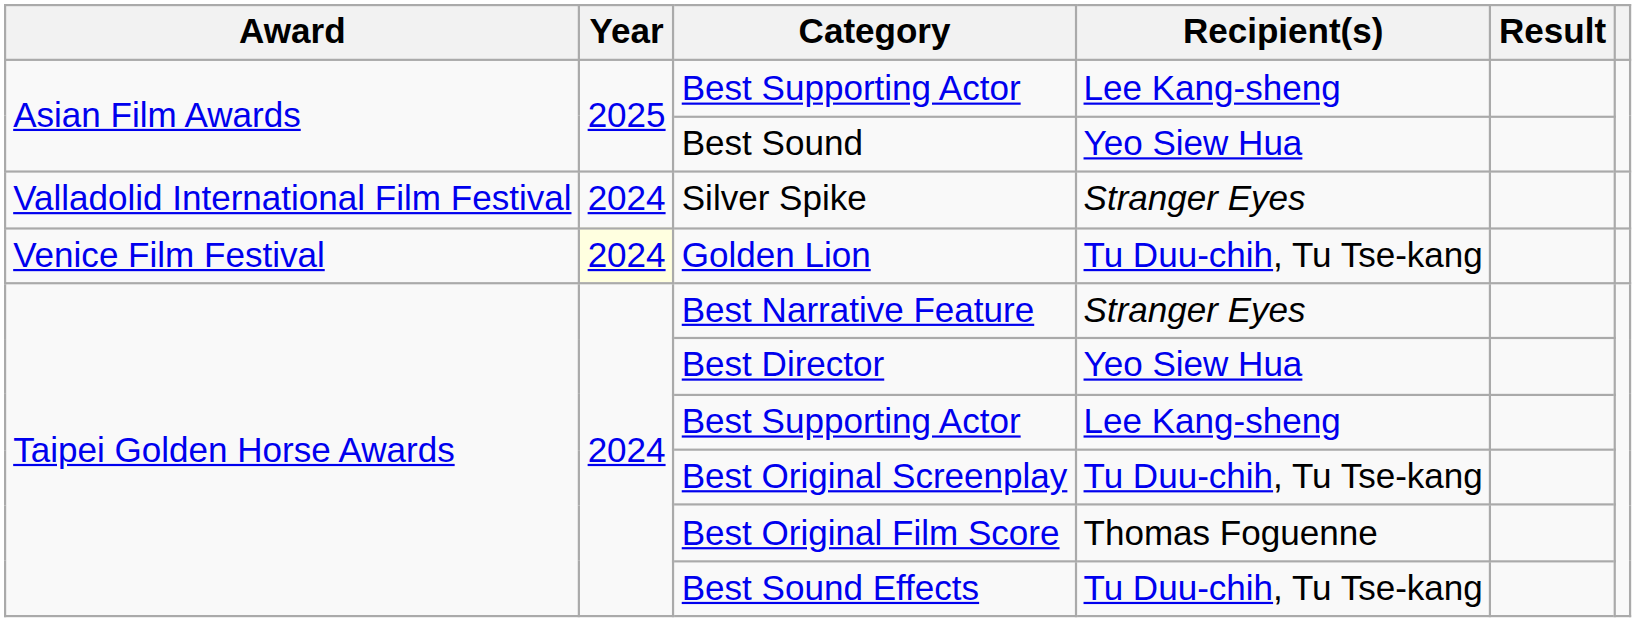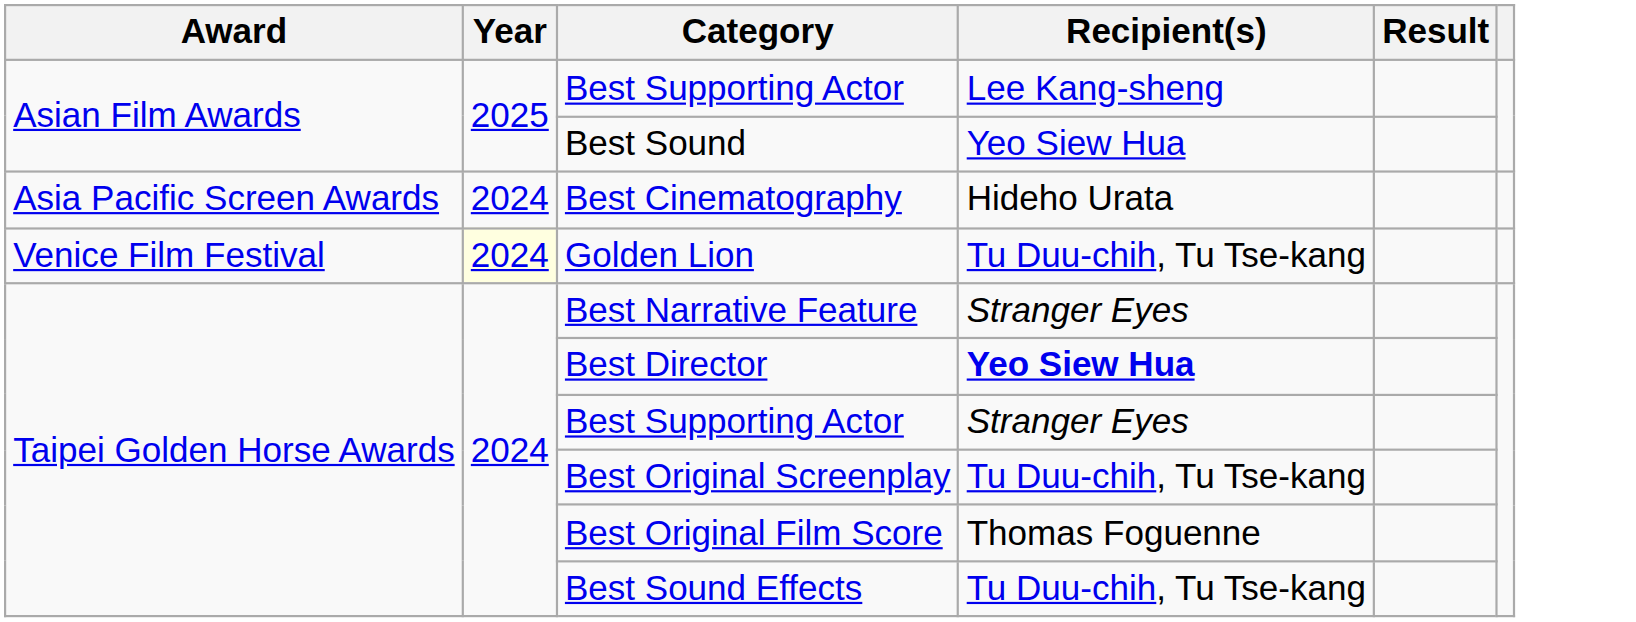+ row: (226, 198)
- row: (292, 198)
(1193, 365) normal -> (1081, 365) bold
(1212, 421) Lee Kang-sheng -> (1078, 421) Stranger Eyes
